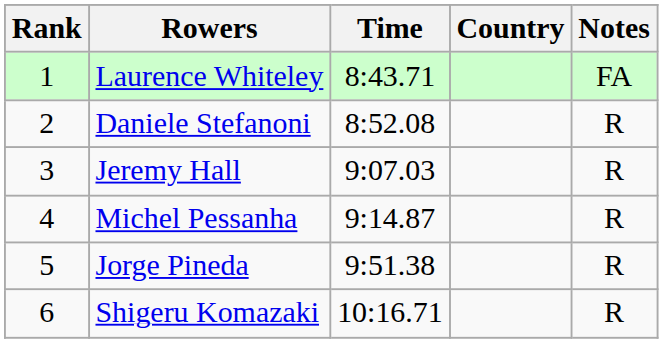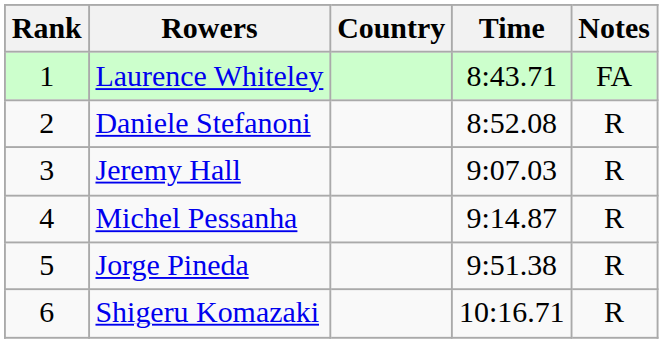columns swapped: (511, 28) <-> (390, 28)
